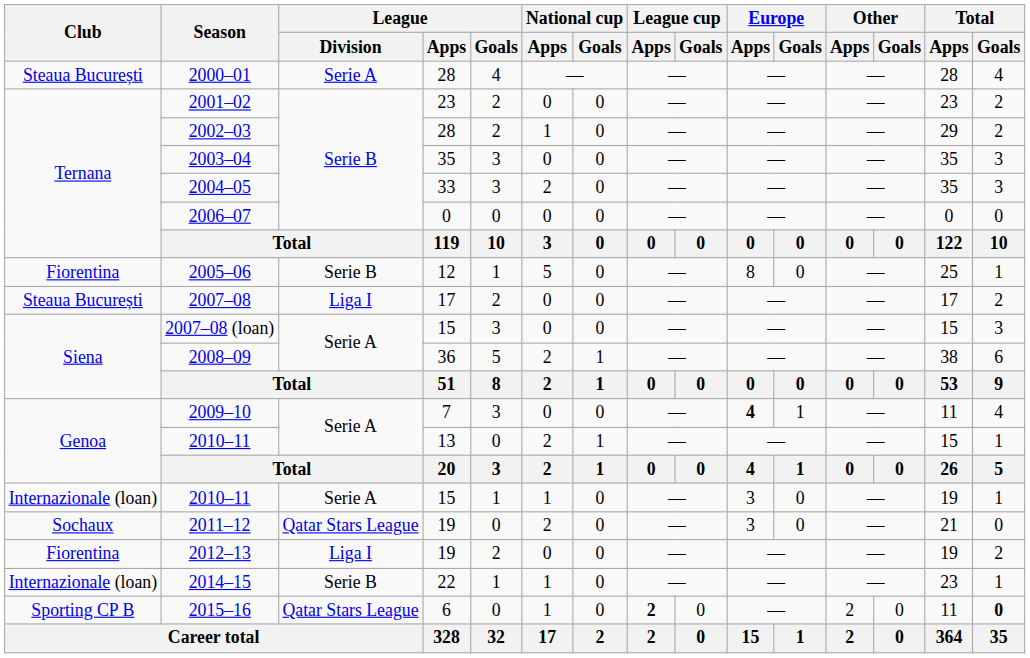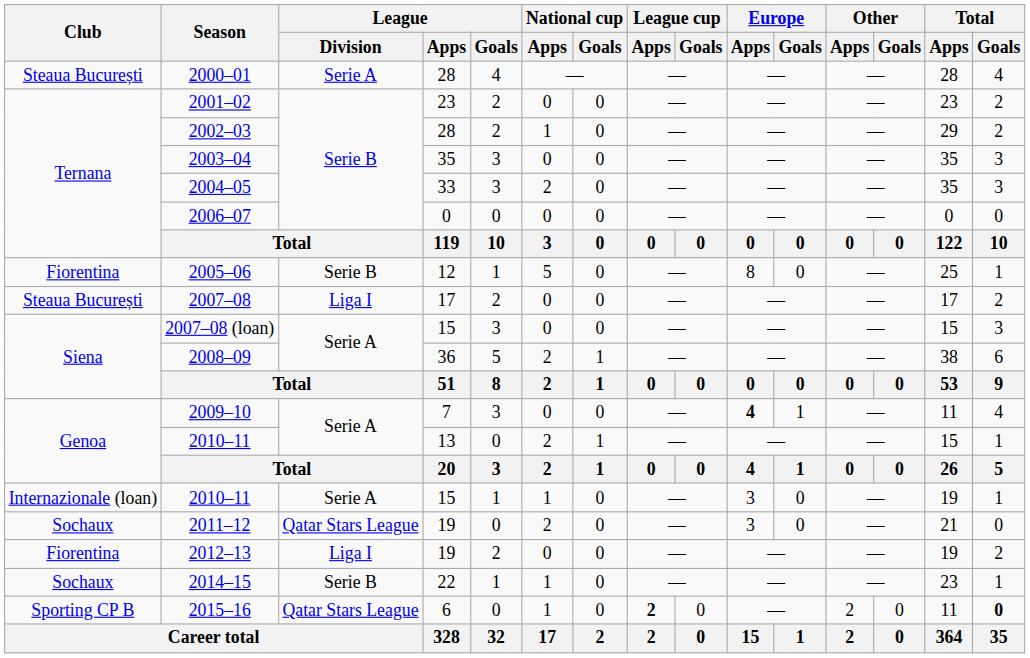(83, 581) Internazionale (loan) -> (83, 581) Sochaux
